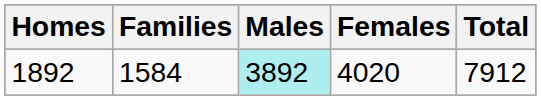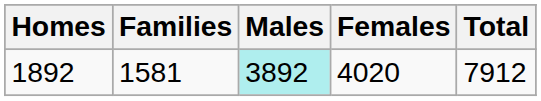(150, 71) 1584 -> (150, 71) 1581
